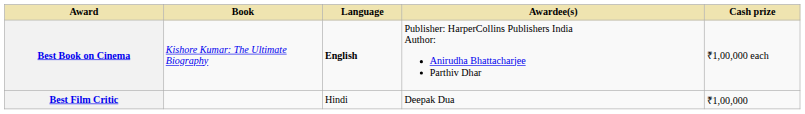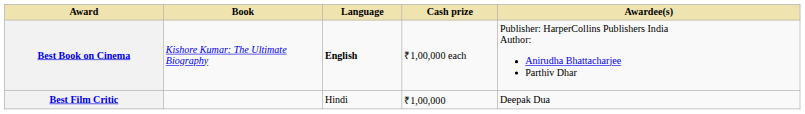columns swapped: (553, 12) <-> (752, 12)
